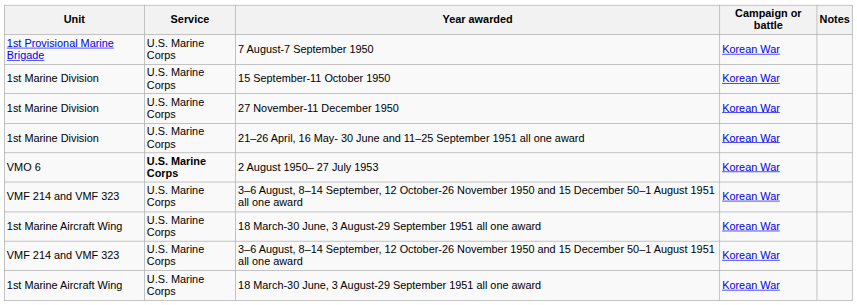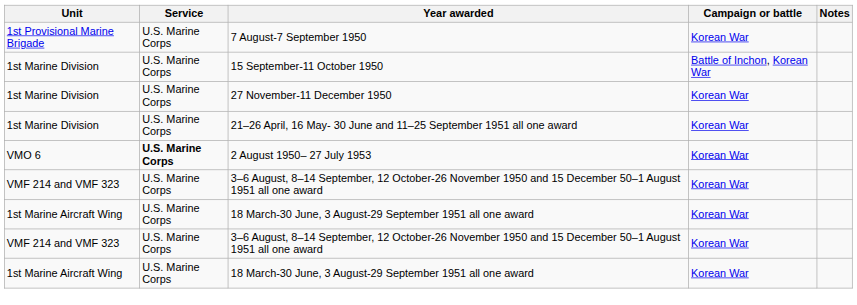(751, 79) Korean War -> (749, 66) Battle of Inchon, Korean War
